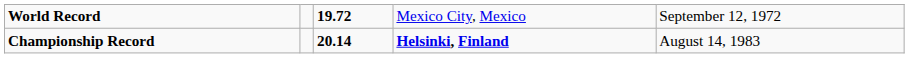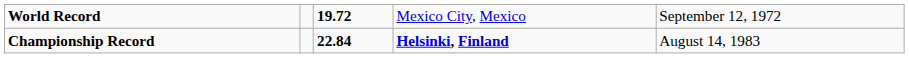(334, 40) 20.14 -> (334, 40) 22.84
